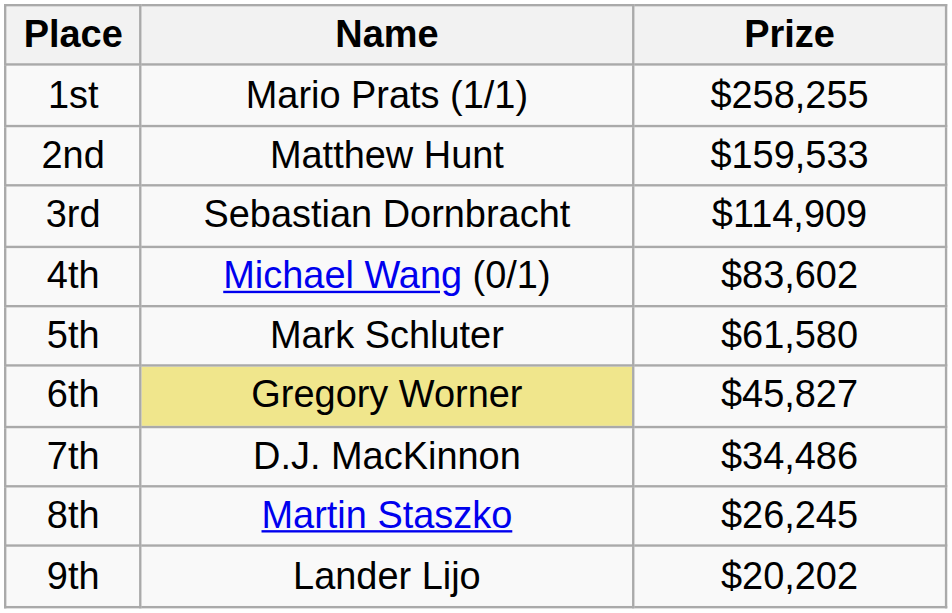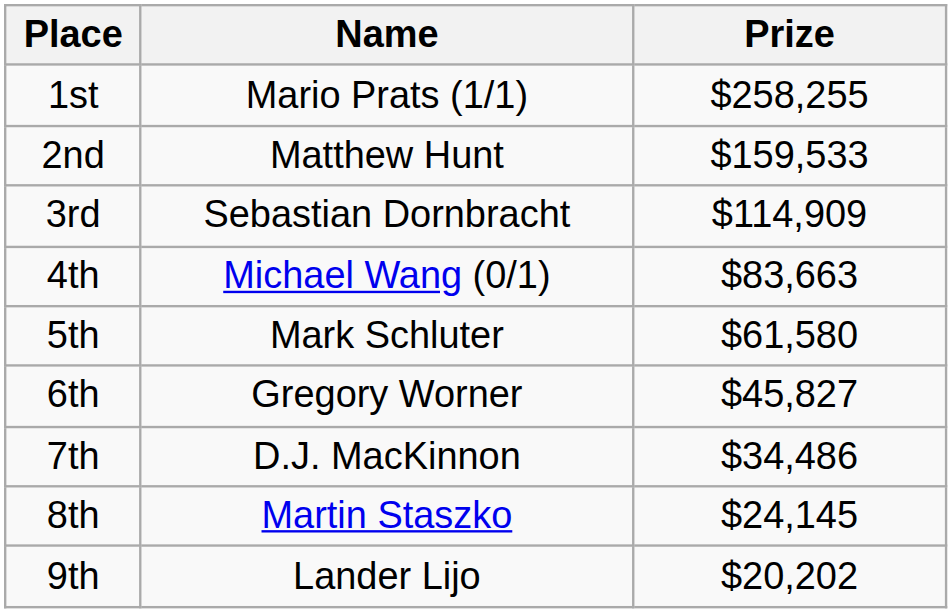(790, 275) $83,602 -> (790, 275) $83,663
(387, 395) khaki background -> (387, 395) no background
(790, 515) $26,245 -> (790, 515) $24,145
